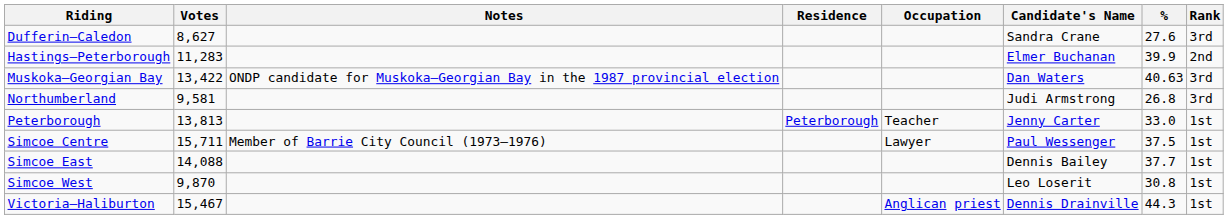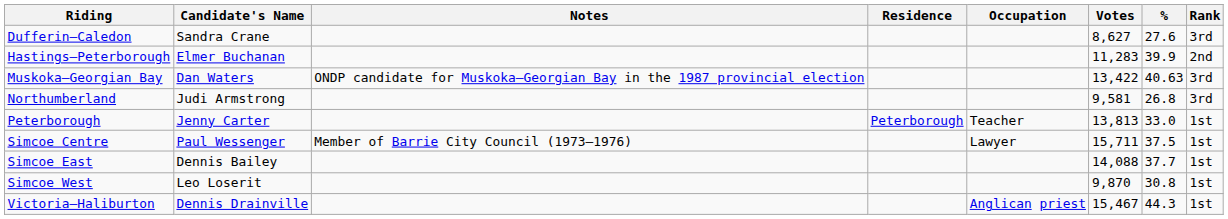columns swapped: (1073, 15) <-> (200, 15)
